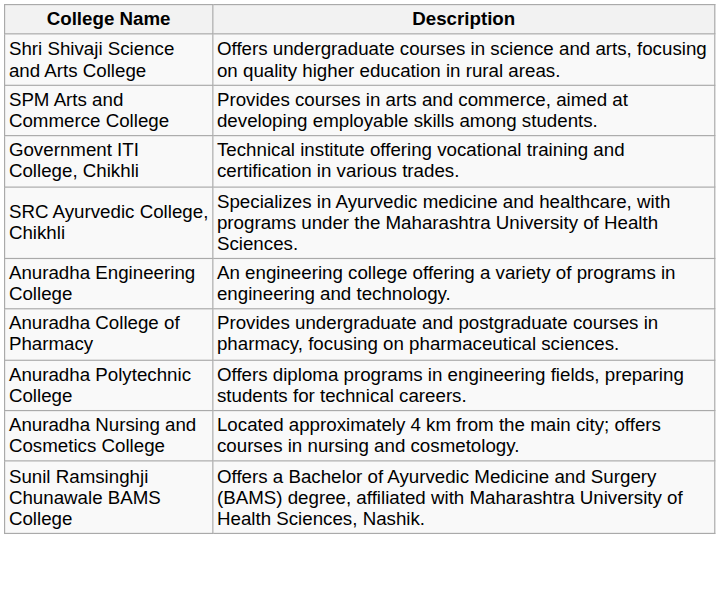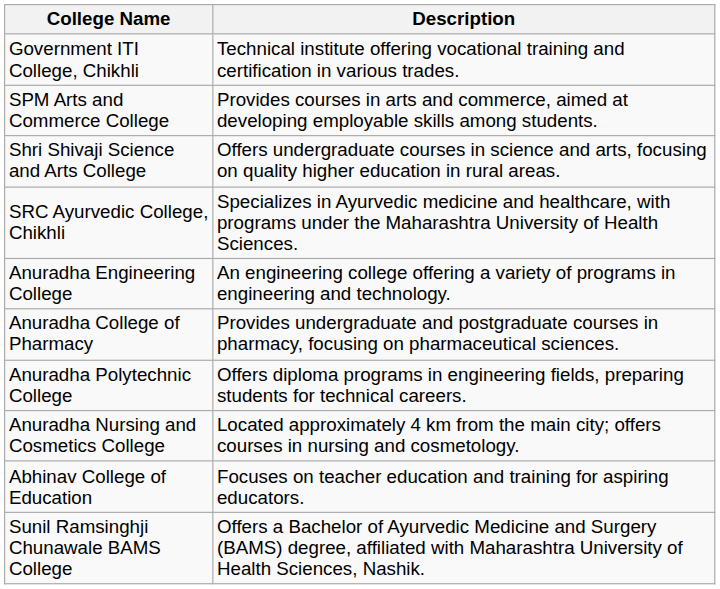rows swapped: (92, 59) <-> (74, 161)
+ row: (87, 486)
